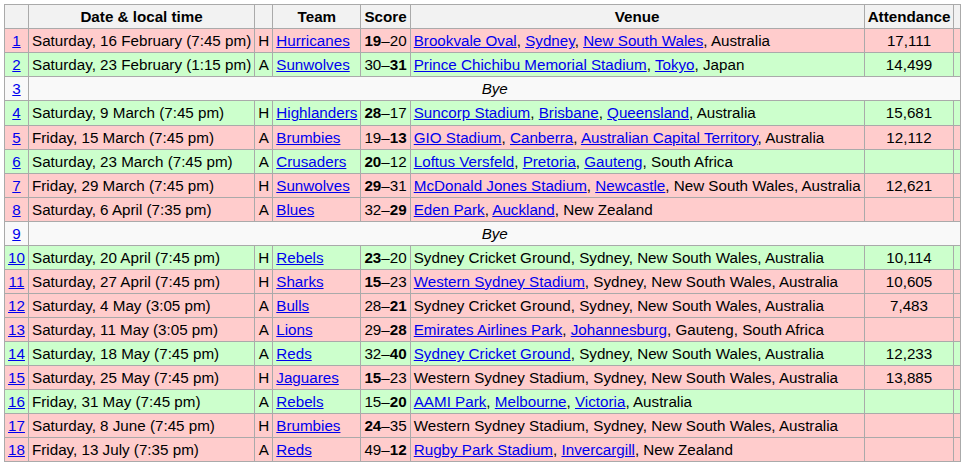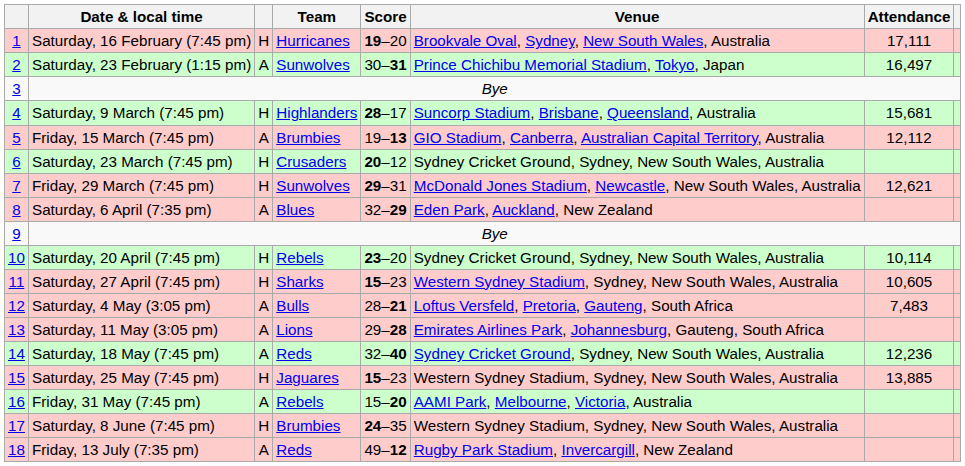(909, 65) 14,499 -> (909, 65) 16,497
(264, 161) A -> (264, 161) H
(573, 161) Loftus Versfeld, Pretoria, Gauteng, South Africa -> (619, 161) Sydney Cricket Ground, Sydney, New South Wales, Australia
(619, 305) Sydney Cricket Ground, Sydney, New South Wales, Australia -> (573, 305) Loftus Versfeld, Pretoria, Gauteng, South Africa
(909, 354) 12,233 -> (909, 354) 12,236
